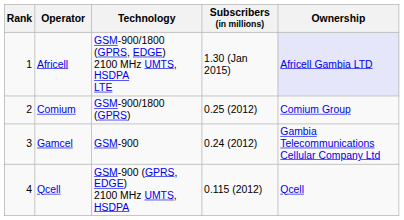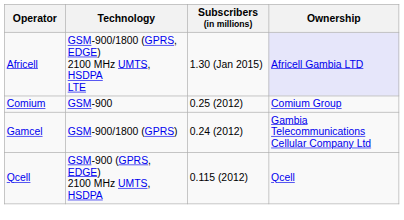- column: (19, 18)
(129, 110) GSM-900/1800 (GPRS) -> (90, 104) GSM-900
(116, 144) GSM-900 -> (123, 132) GSM-900/1800 (GPRS)
